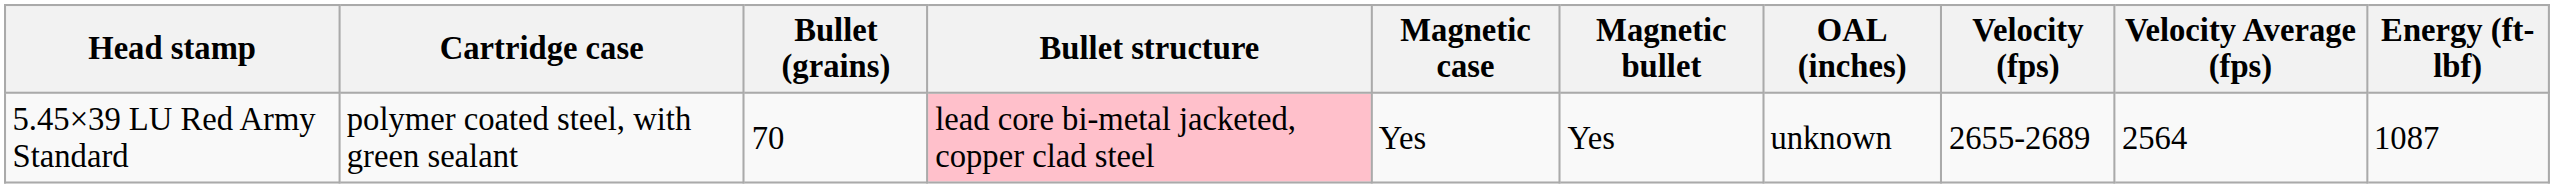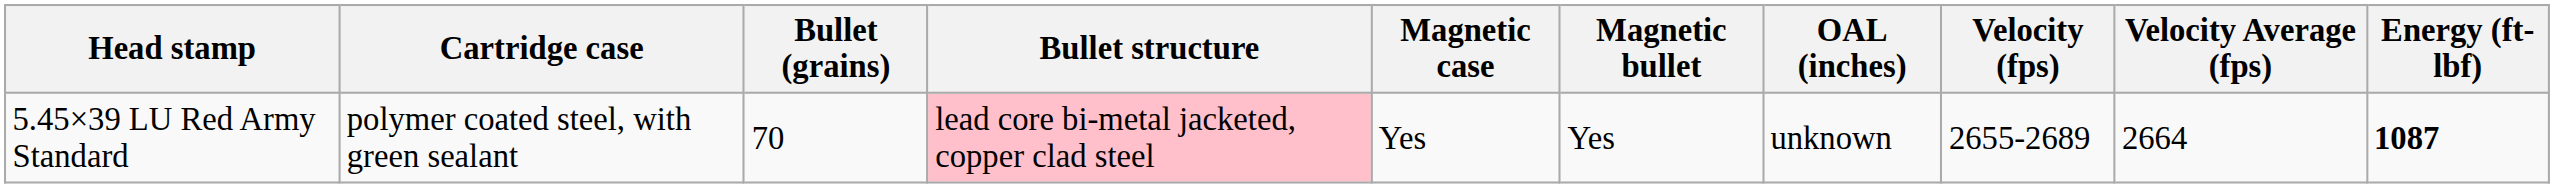(2155, 137) 2564 -> (2155, 137) 2664
(2407, 137) normal -> (2407, 137) bold
